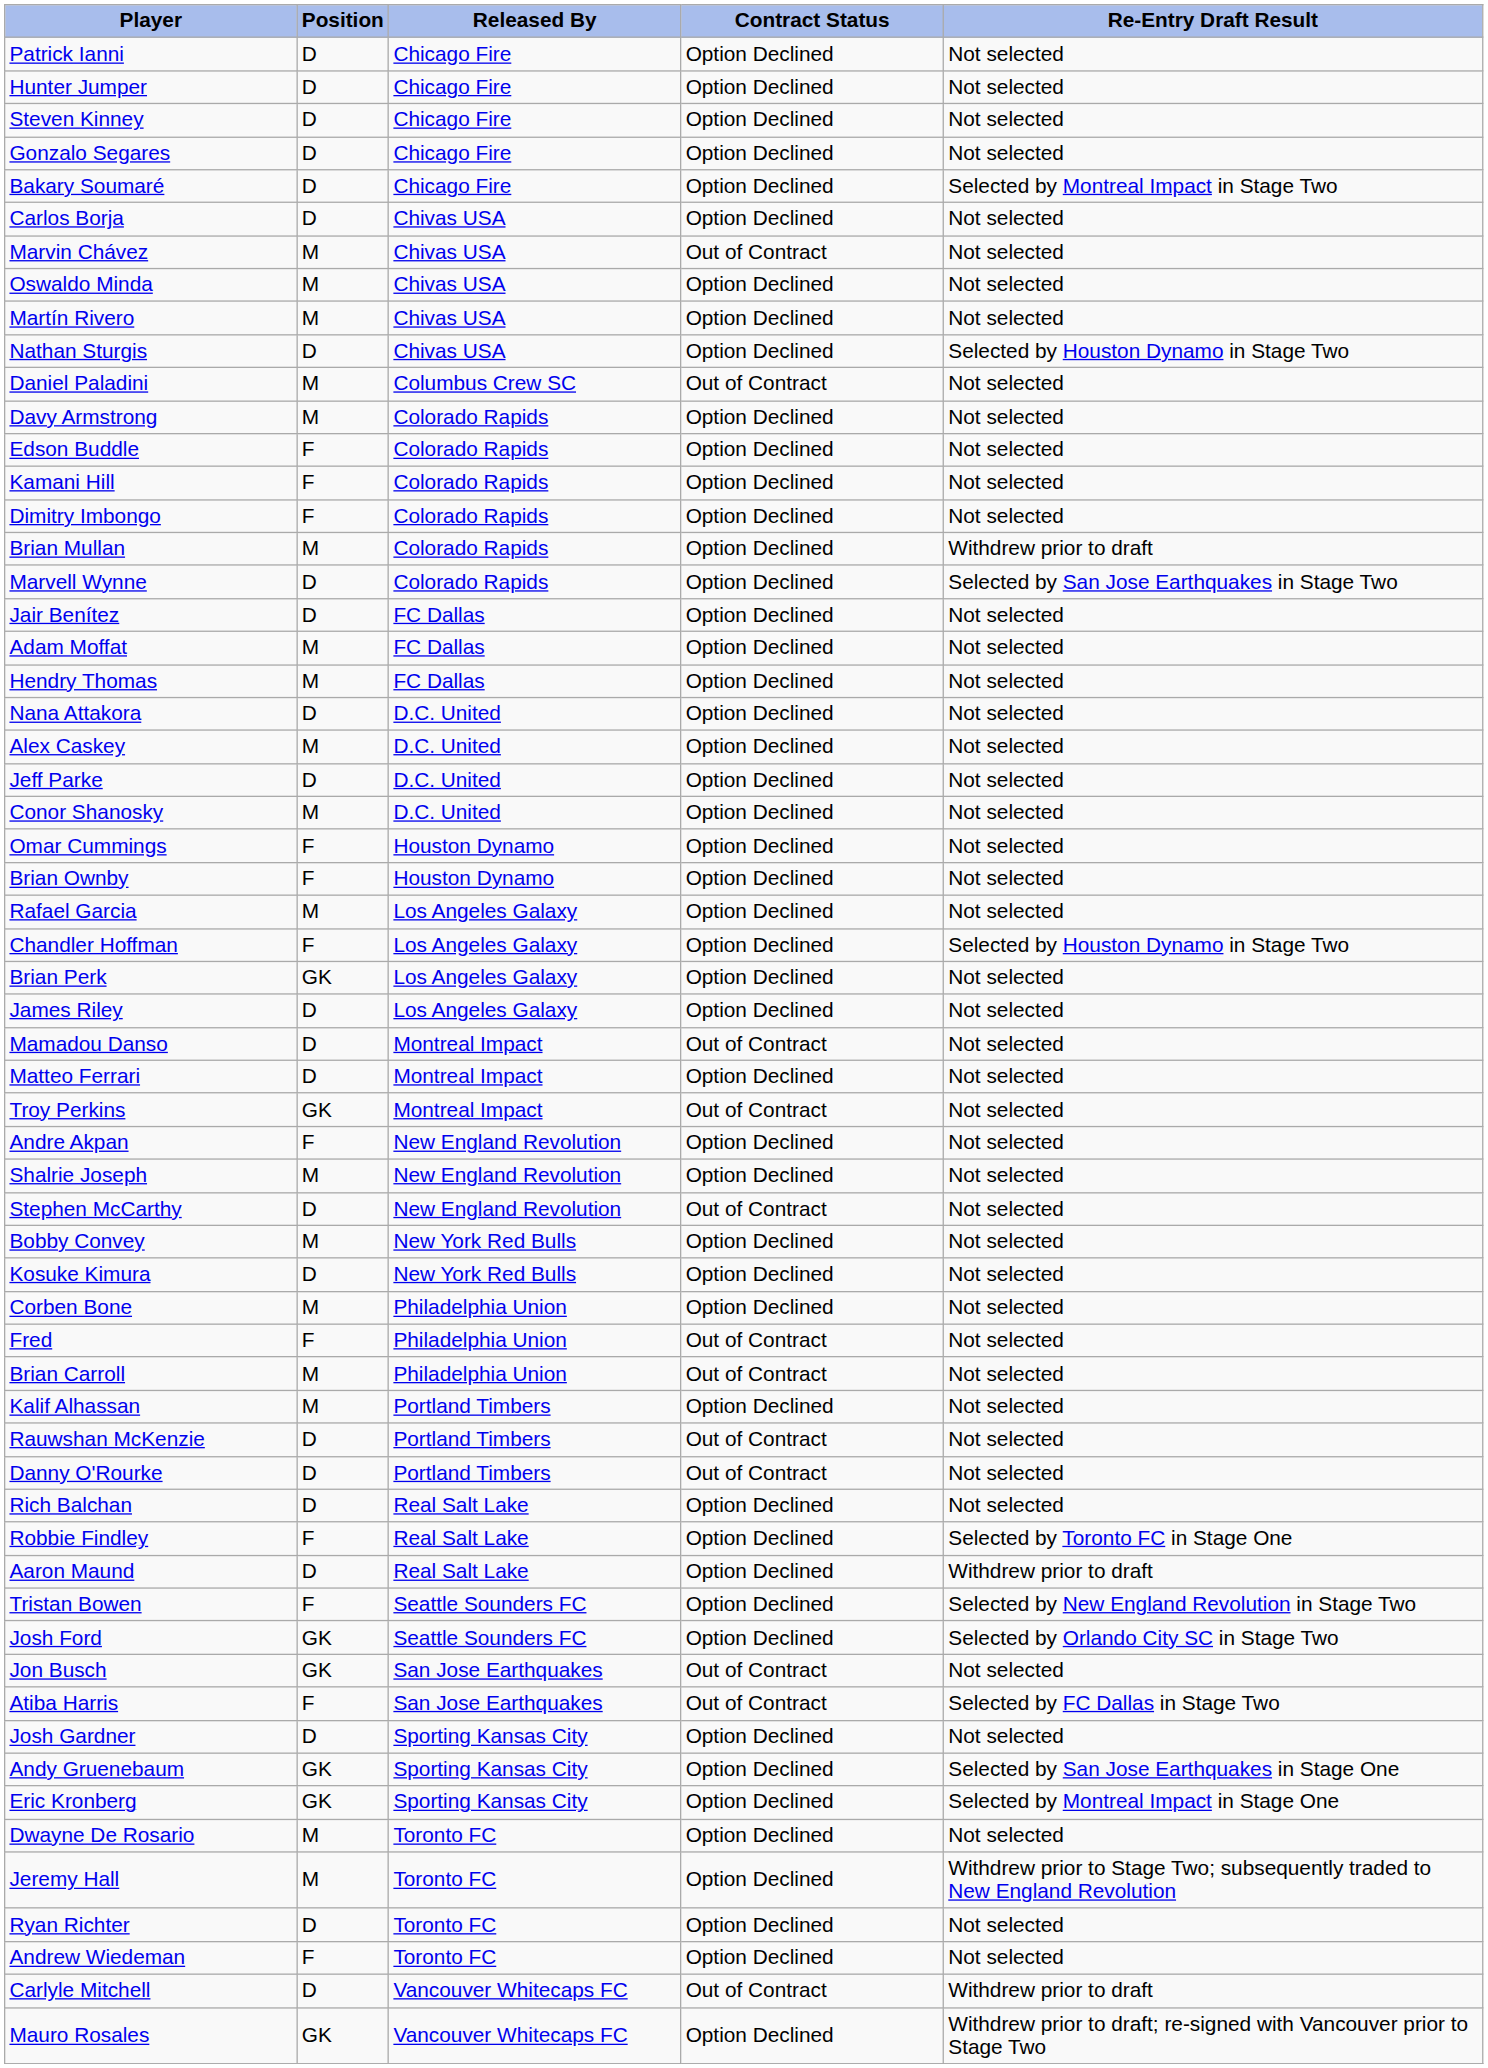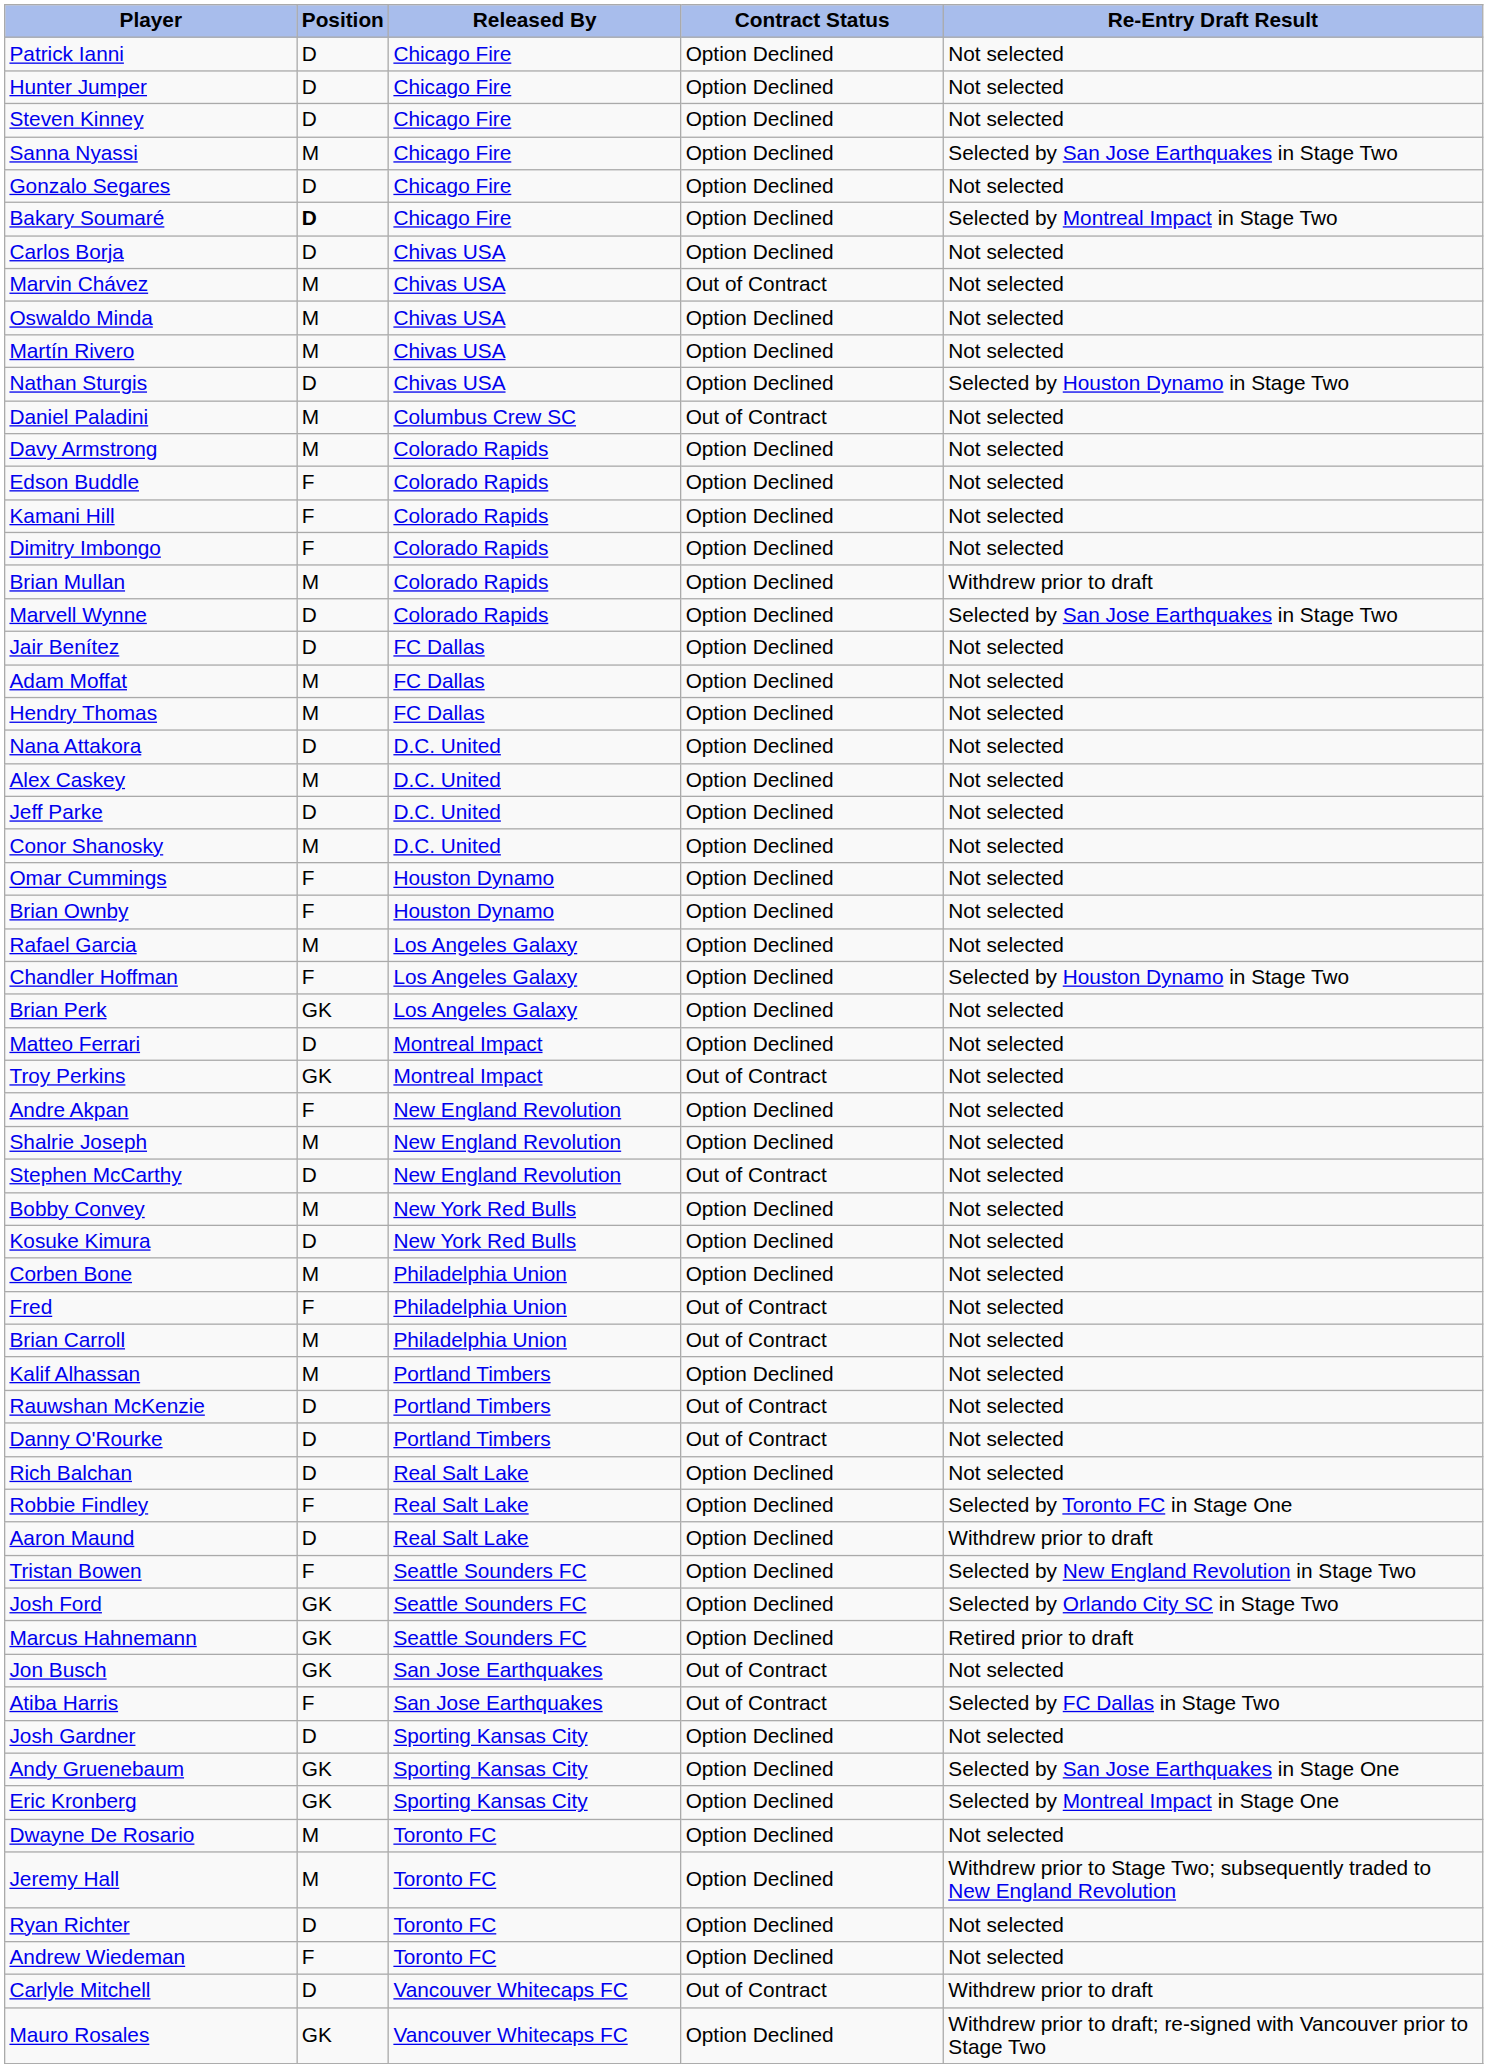+ row: (74, 152)
(309, 185) normal -> (309, 218) bold
- row: (66, 1010)
- row: (89, 1043)
+ row: (103, 1637)
